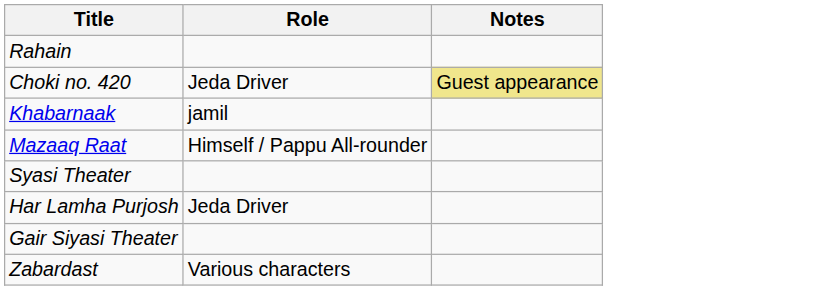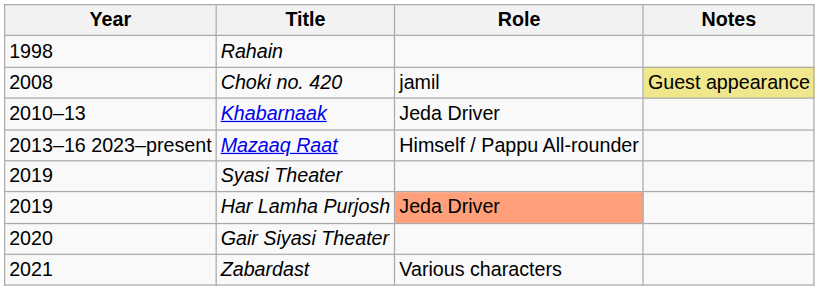+ column: (110, 20)
(238, 82) Jeda Driver -> (420, 82) jamil
(208, 113) jamil -> (450, 113) Jeda Driver
(238, 207) no background -> (450, 207) lightsalmon background
